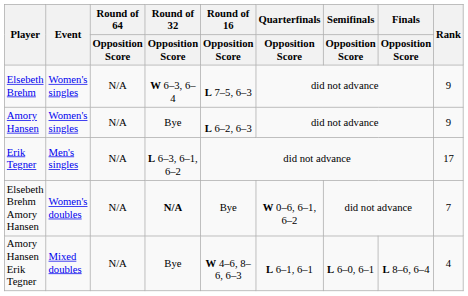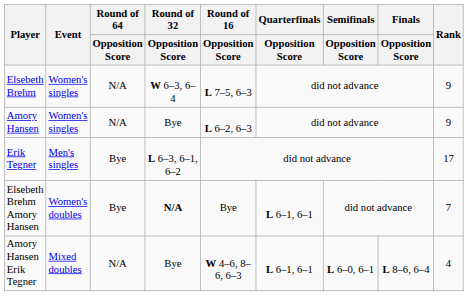(118, 159) N/A -> (118, 159) Bye
(118, 208) N/A -> (118, 208) Bye
(289, 214) W 0–6, 6–1, 6–2 -> (289, 214) L 6–1, 6–1
